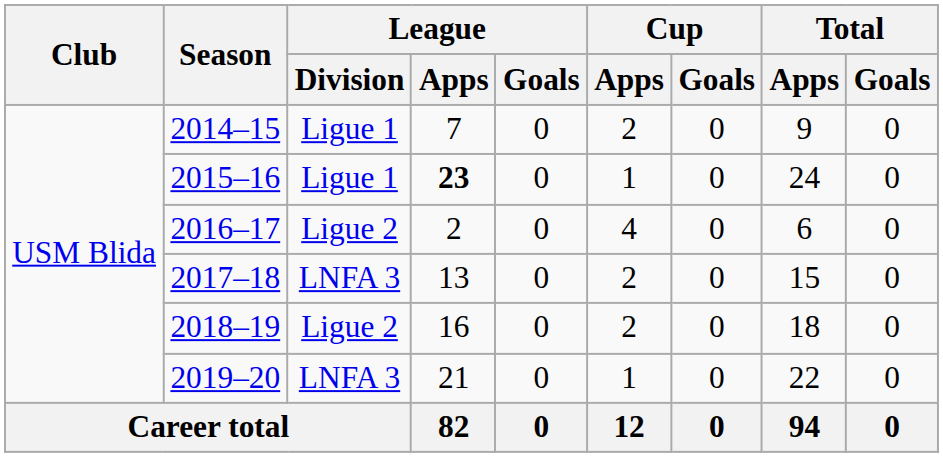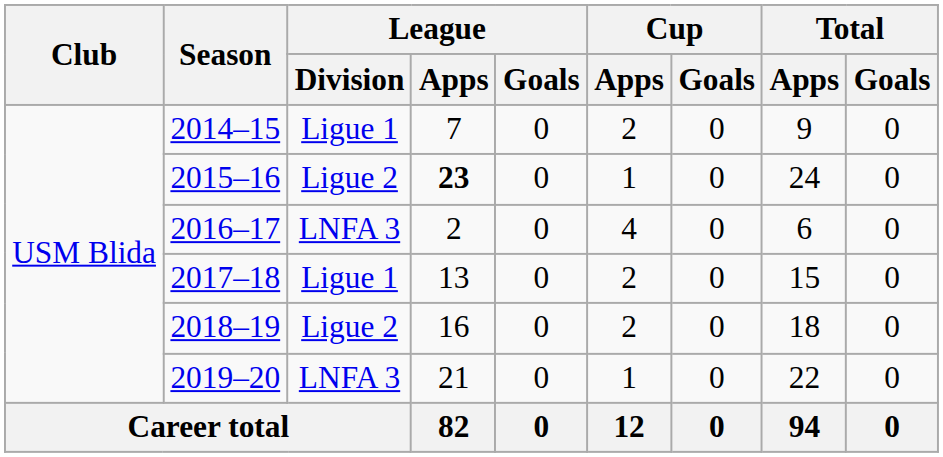(350, 178) Ligue 1 -> (350, 178) Ligue 2
(350, 228) Ligue 2 -> (350, 228) LNFA 3
(350, 278) LNFA 3 -> (350, 278) Ligue 1
